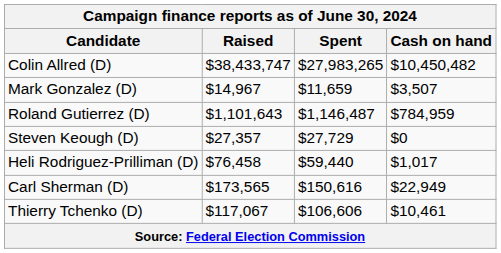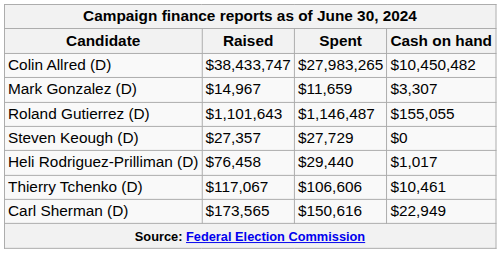(414, 89) $3,507 -> (414, 89) $3,307
(422, 114) $784,959 -> (422, 114) $155,055
(326, 162) $59,440 -> (326, 162) $29,440
rows swapped: (68, 187) <-> (75, 211)
